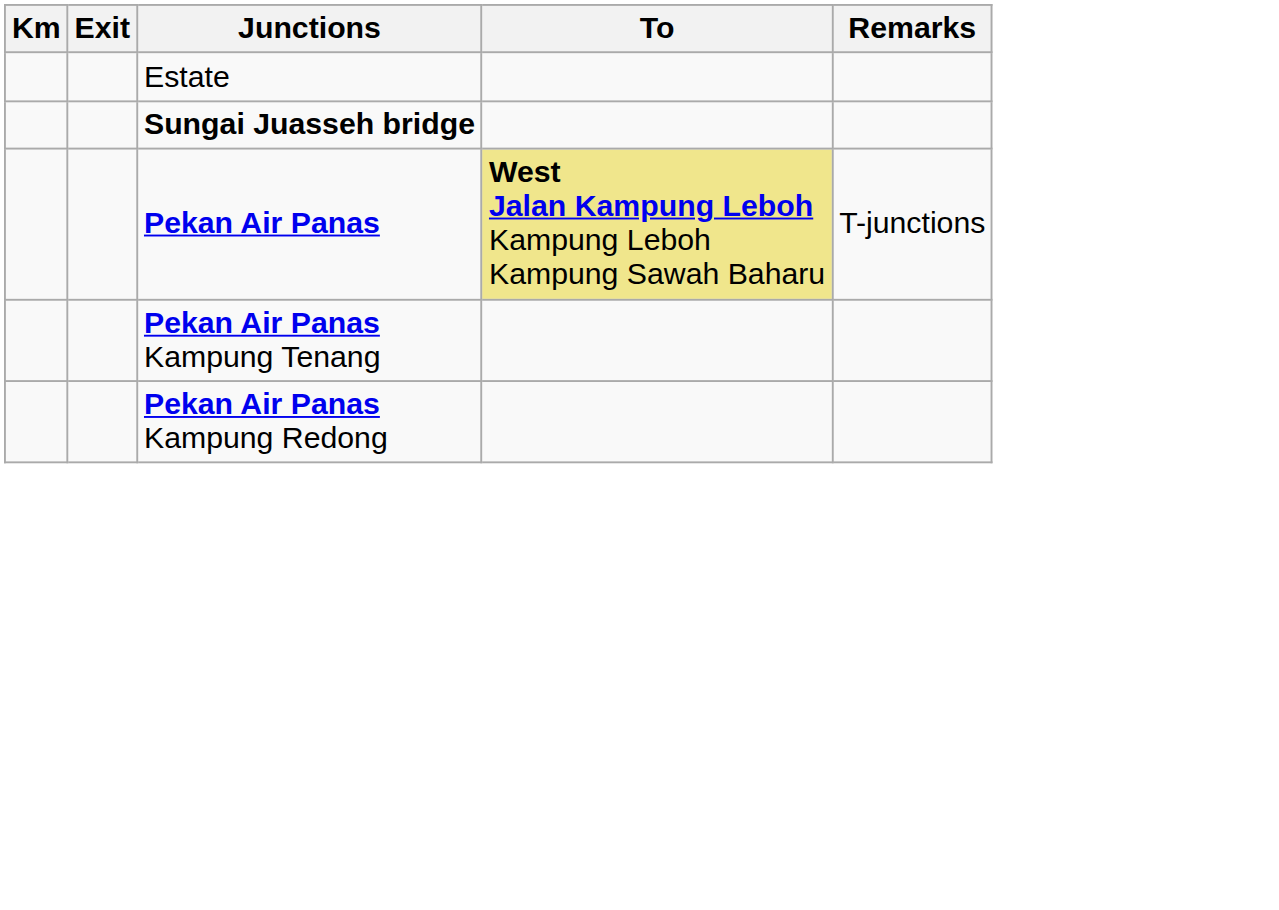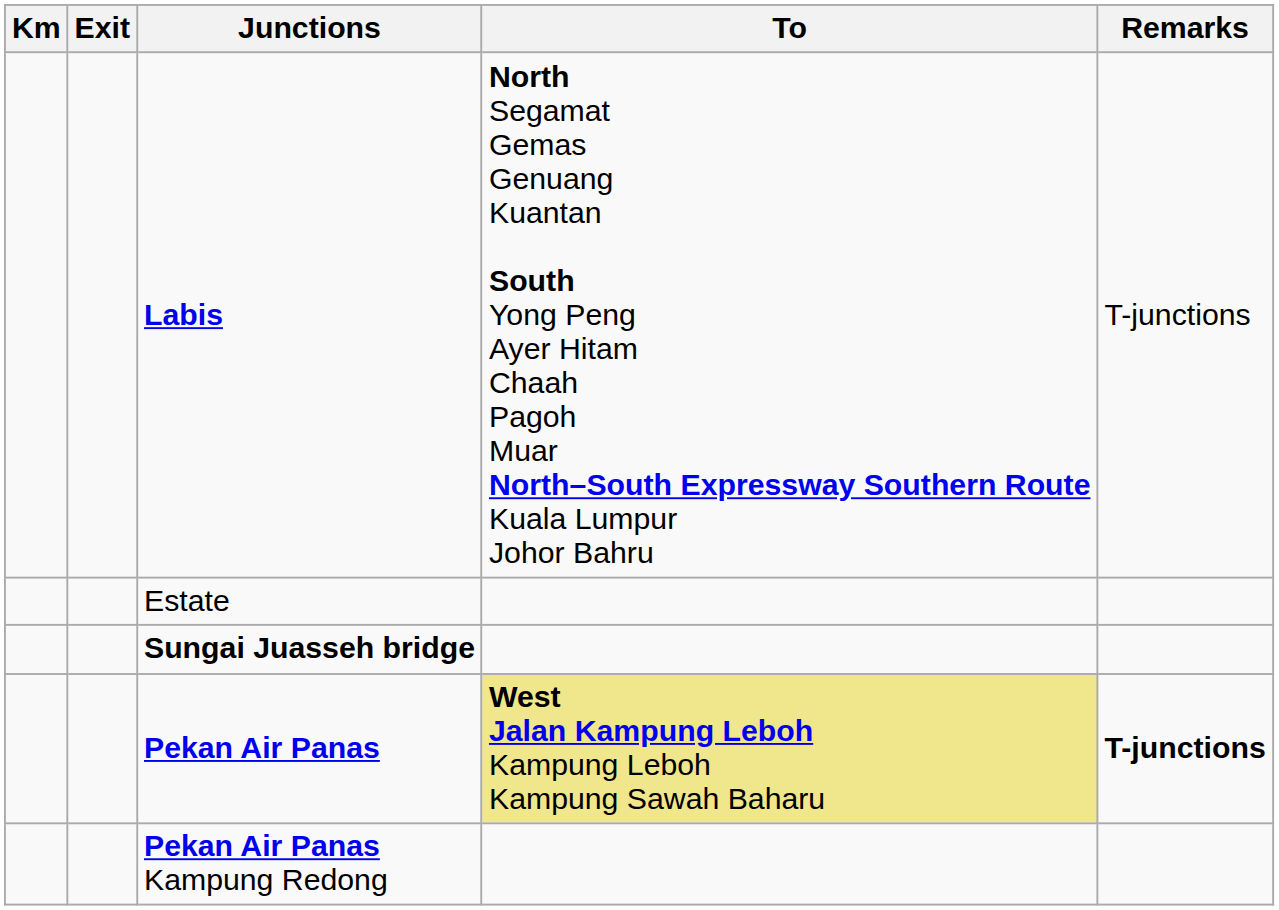+ row: (183, 314)
(912, 223) normal -> (1185, 747) bold
- row: (262, 339)
